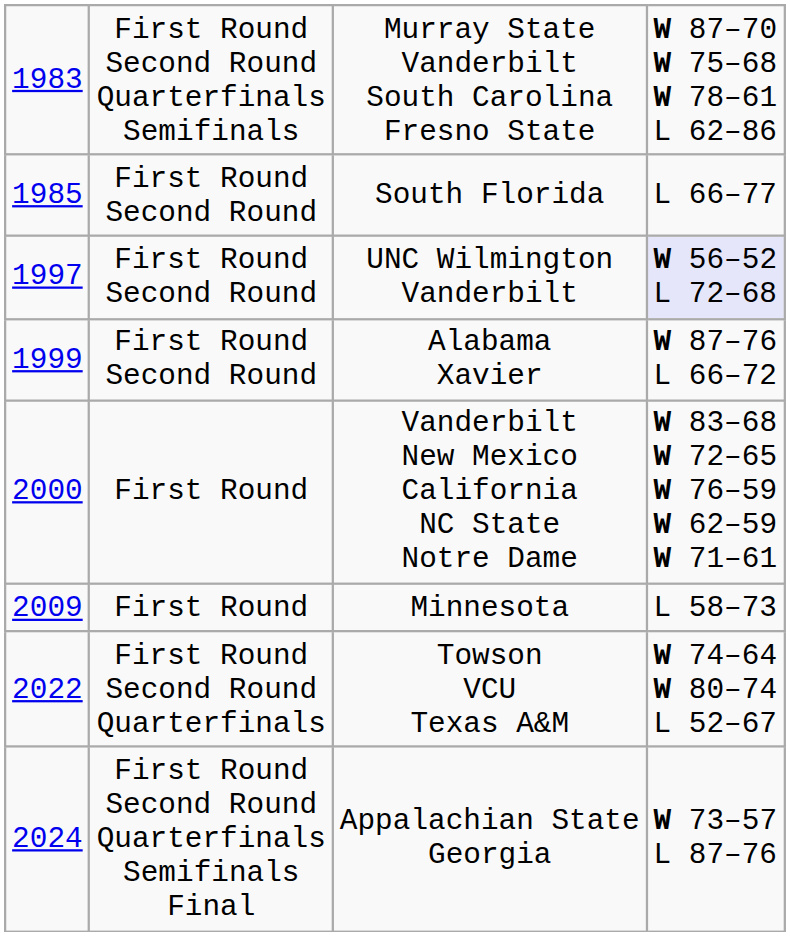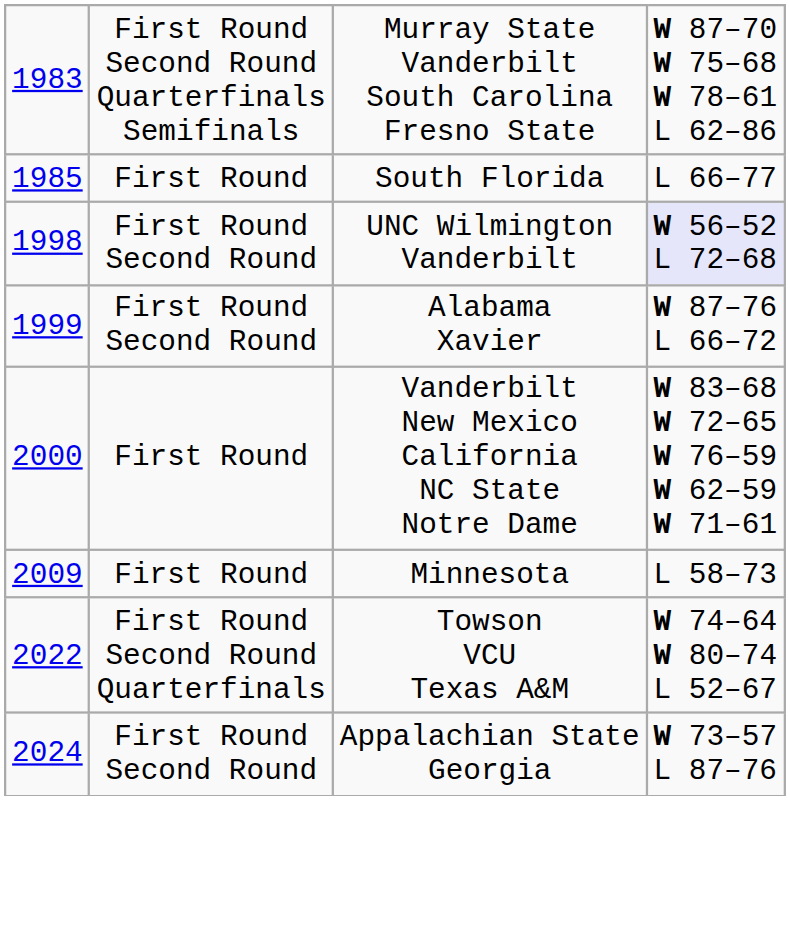(211, 196) First Round Second Round -> (211, 179) First Round
(47, 277) 1997 -> (47, 243) 1998
(211, 839) First Round Second Round Quarterfinals Semifinals Final -> (211, 754) First Round Second Round
